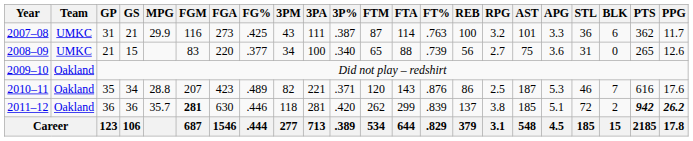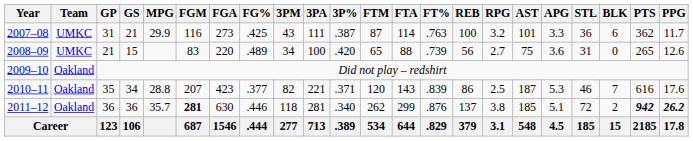(257, 51) .377 -> (257, 51) .489
(345, 51) .340 -> (345, 51) .420
(257, 88) .489 -> (257, 88) .377
(436, 88) .876 -> (436, 88) .839
(345, 107) .420 -> (345, 107) .340
(436, 107) .839 -> (436, 107) .876
